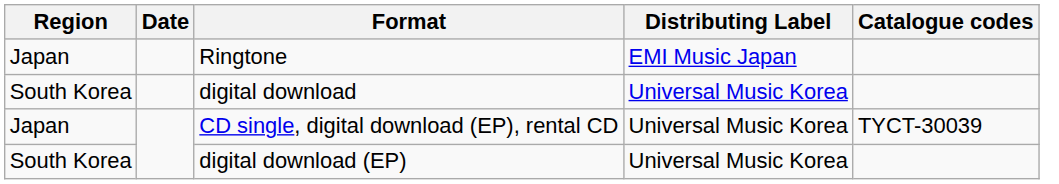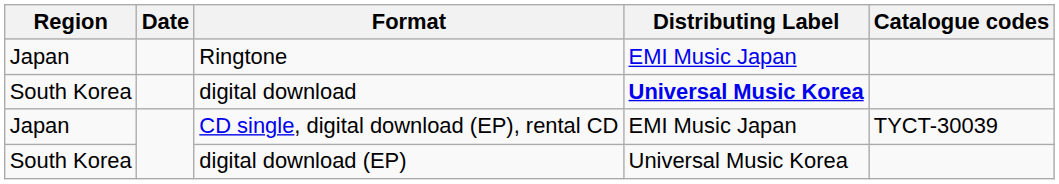(738, 91) normal -> (746, 91) bold
(738, 126) Universal Music Korea -> (713, 126) EMI Music Japan
